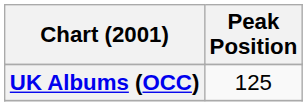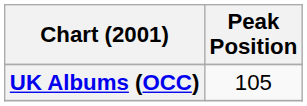(253, 82) 125 -> (253, 82) 105
